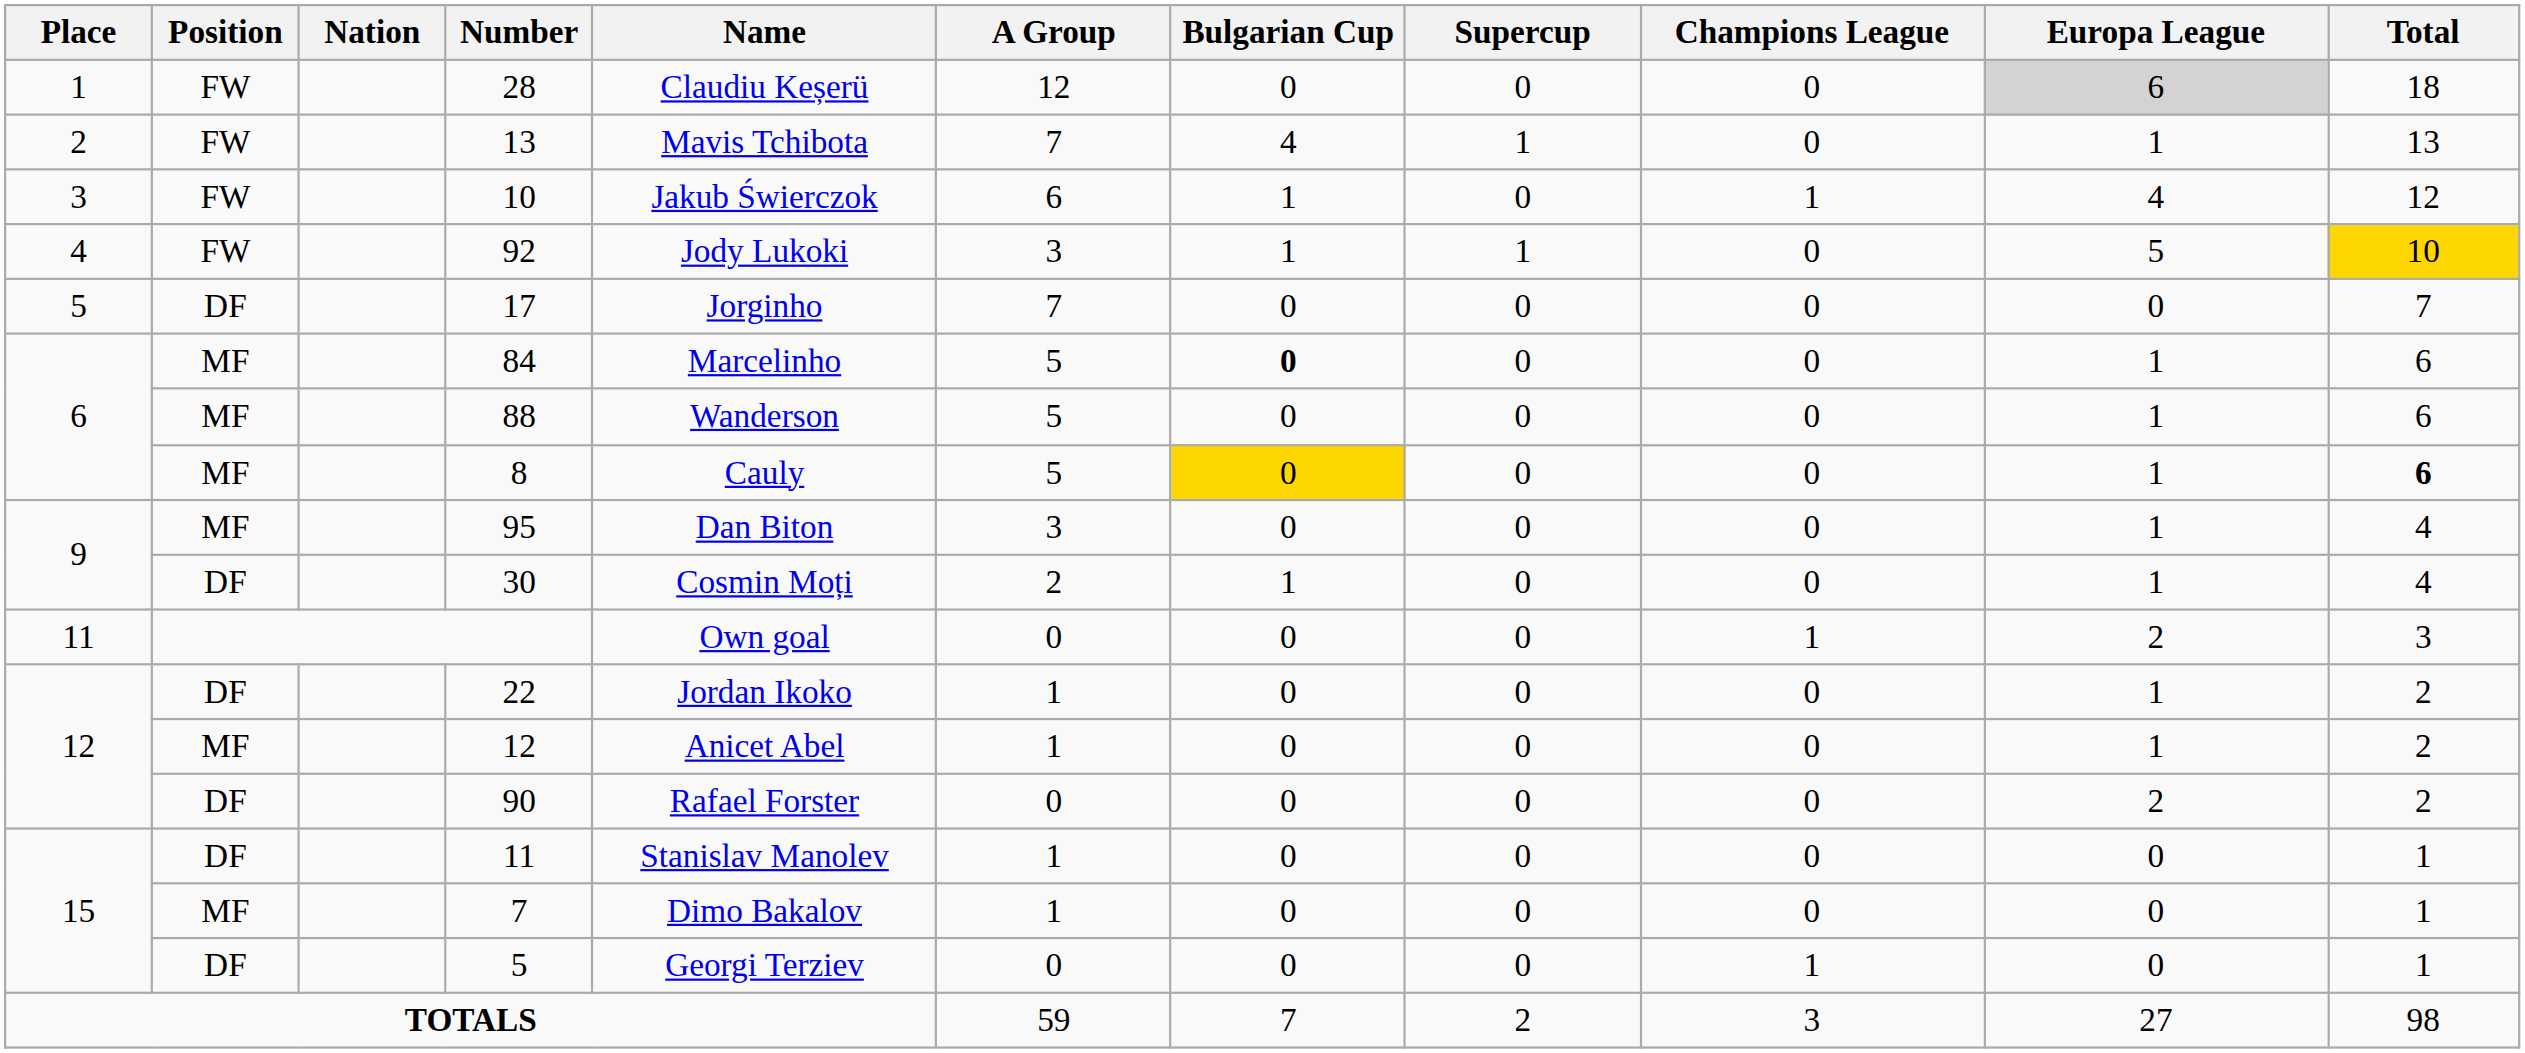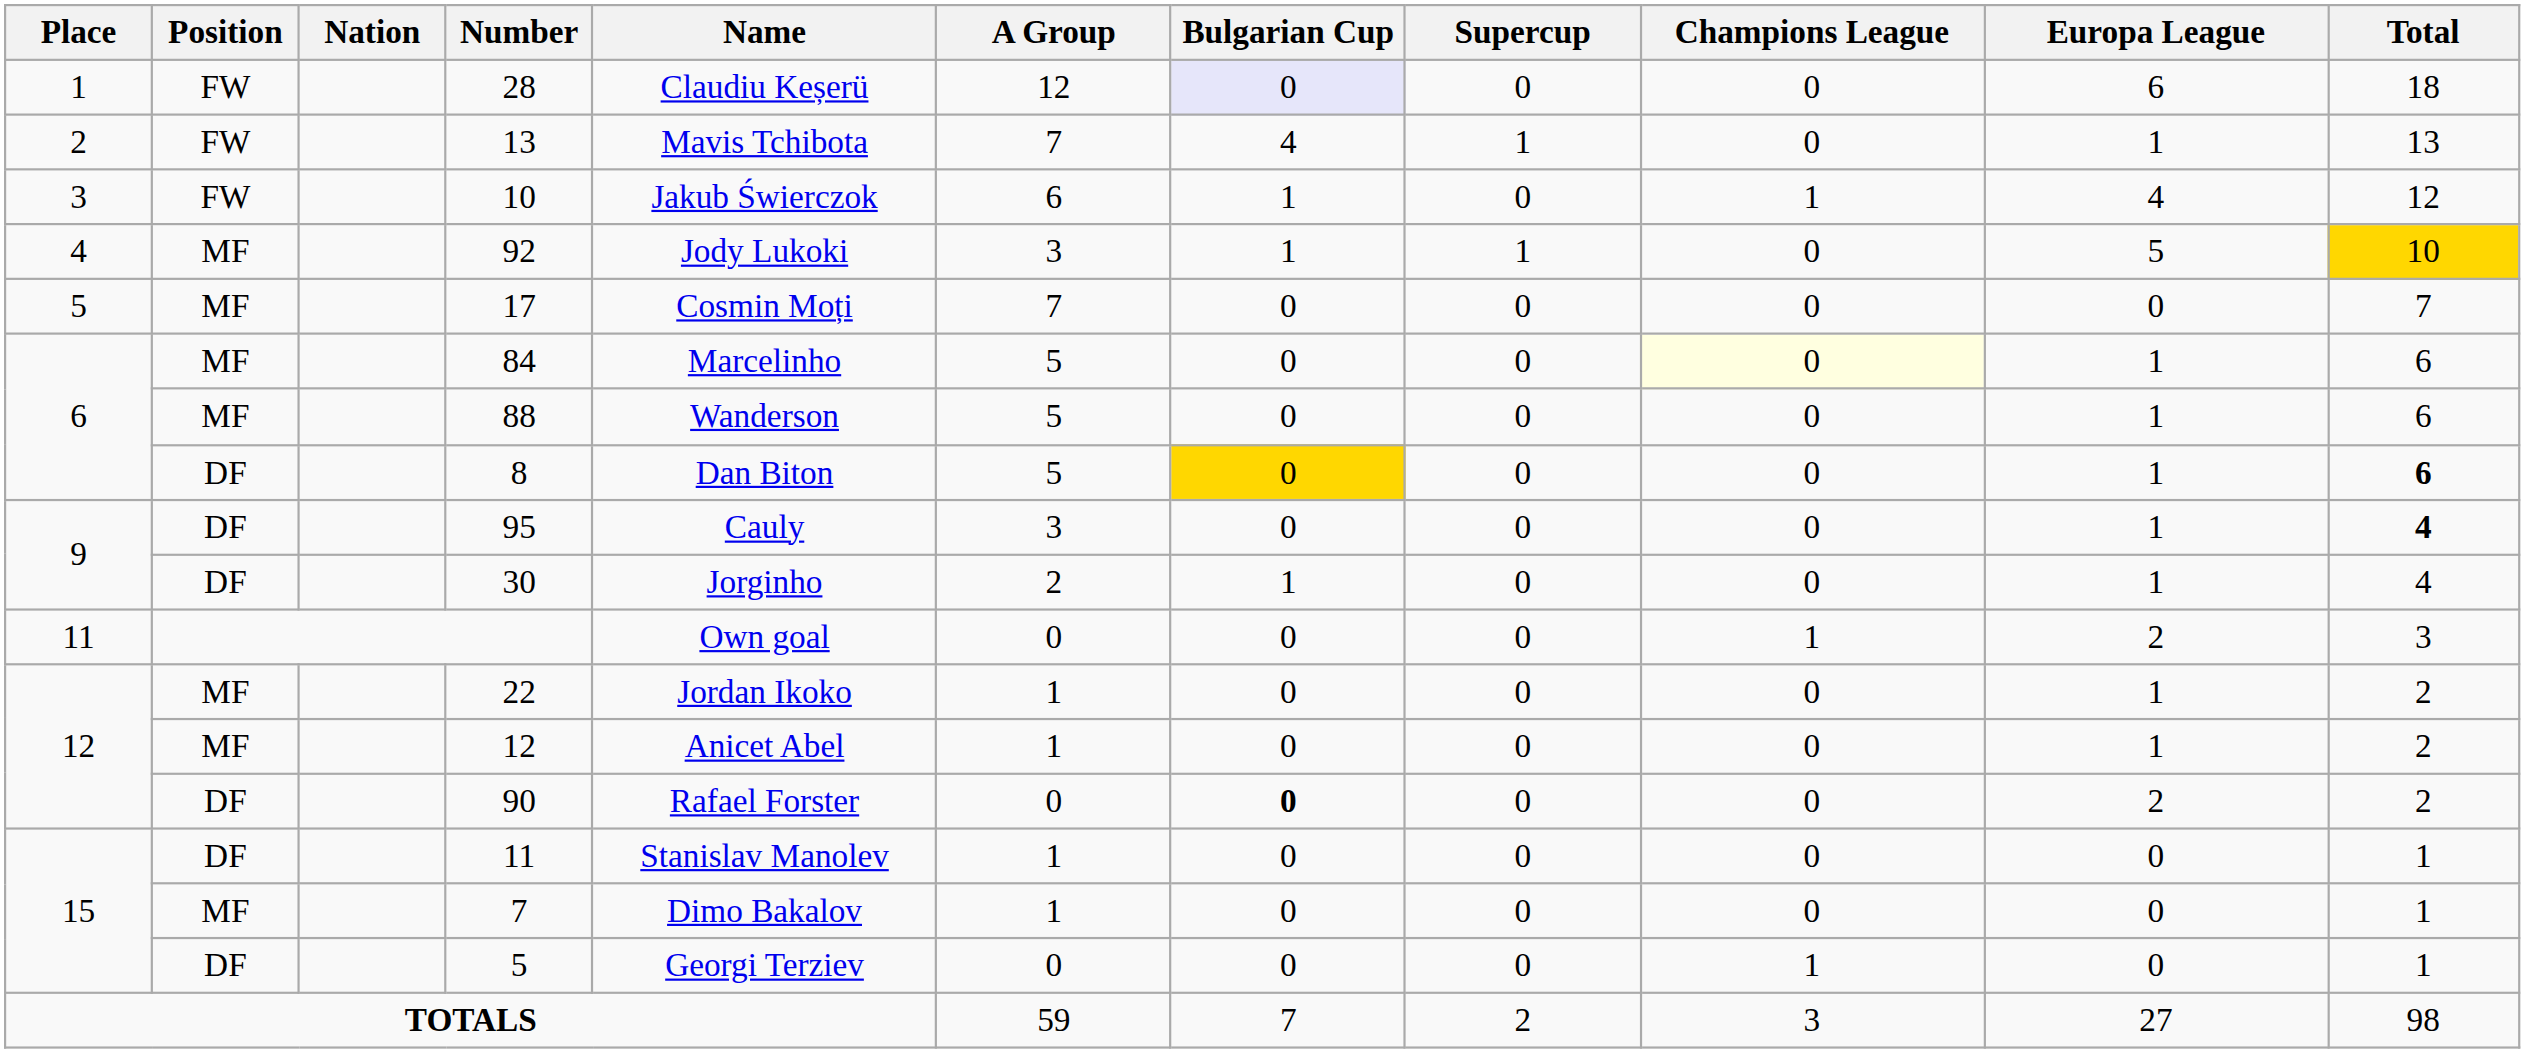(1288, 87) no background -> (1288, 87) lavender background
(2156, 87) lightgrey background -> (2156, 87) no background
(225, 251) FW -> (225, 251) MF
(225, 306) DF -> (225, 306) MF
(765, 306) Jorginho -> (765, 306) Cosmin Moți
(1288, 361) bold -> (1288, 361) normal
(1812, 361) no background -> (1812, 361) lightyellow background
(225, 471) MF -> (225, 471) DF
(765, 471) Cauly -> (765, 471) Dan Biton
(225, 526) MF -> (225, 526) DF
(765, 526) Dan Biton -> (765, 526) Cauly
(2423, 526) normal -> (2423, 526) bold
(765, 580) Cosmin Moți -> (765, 580) Jorginho
(225, 690) DF -> (225, 690) MF
(1288, 800) normal -> (1288, 800) bold
